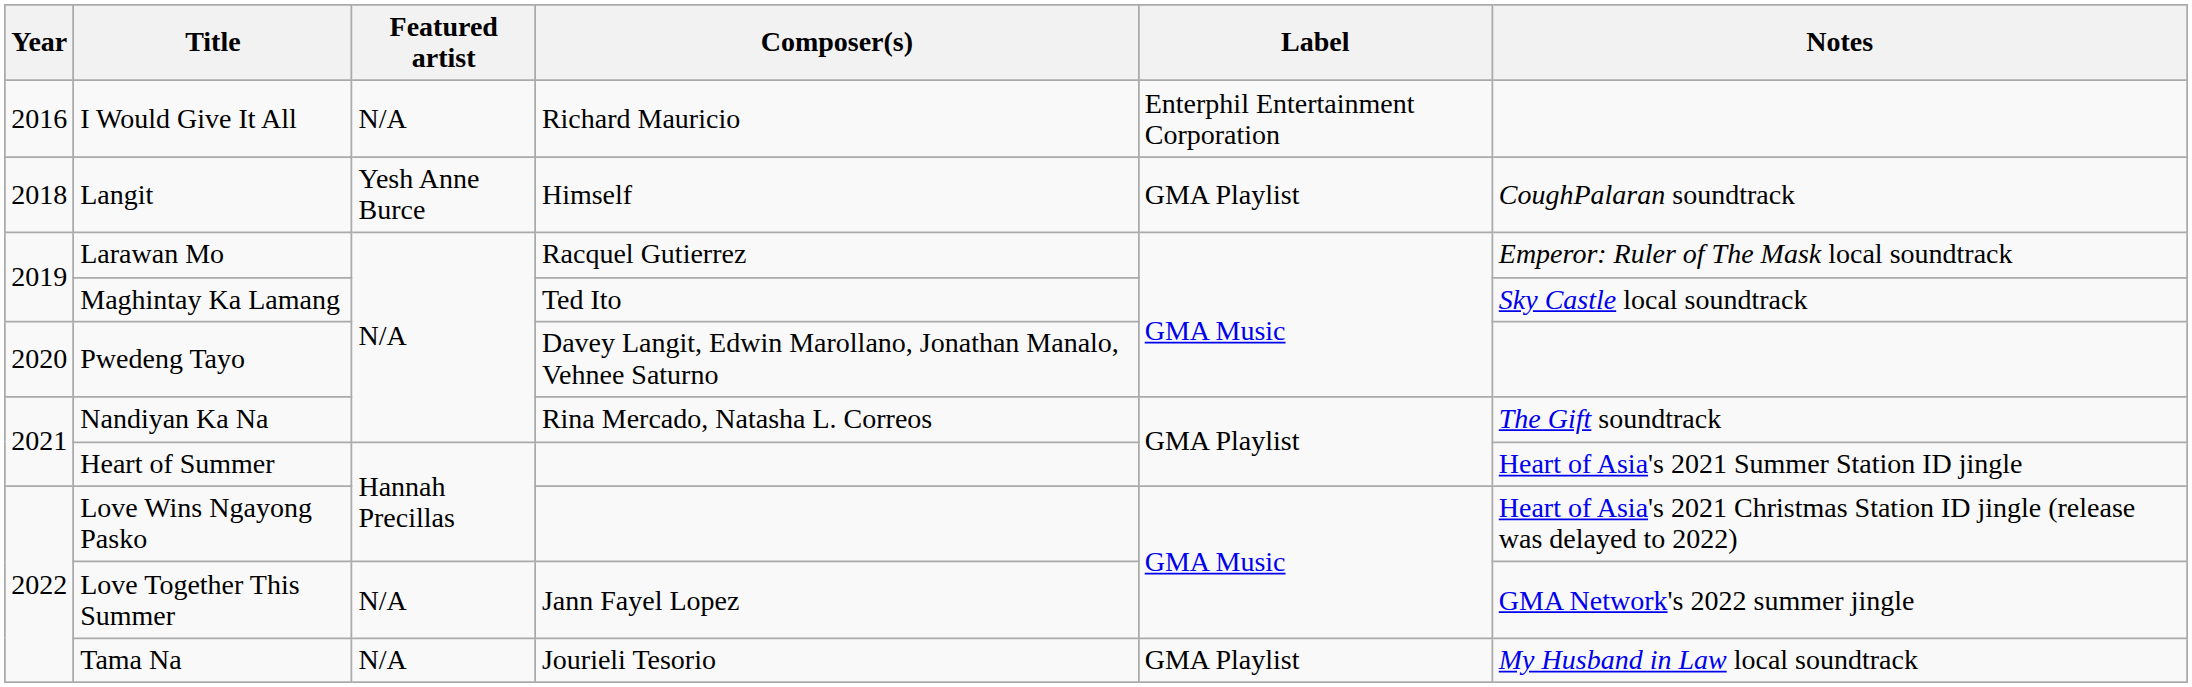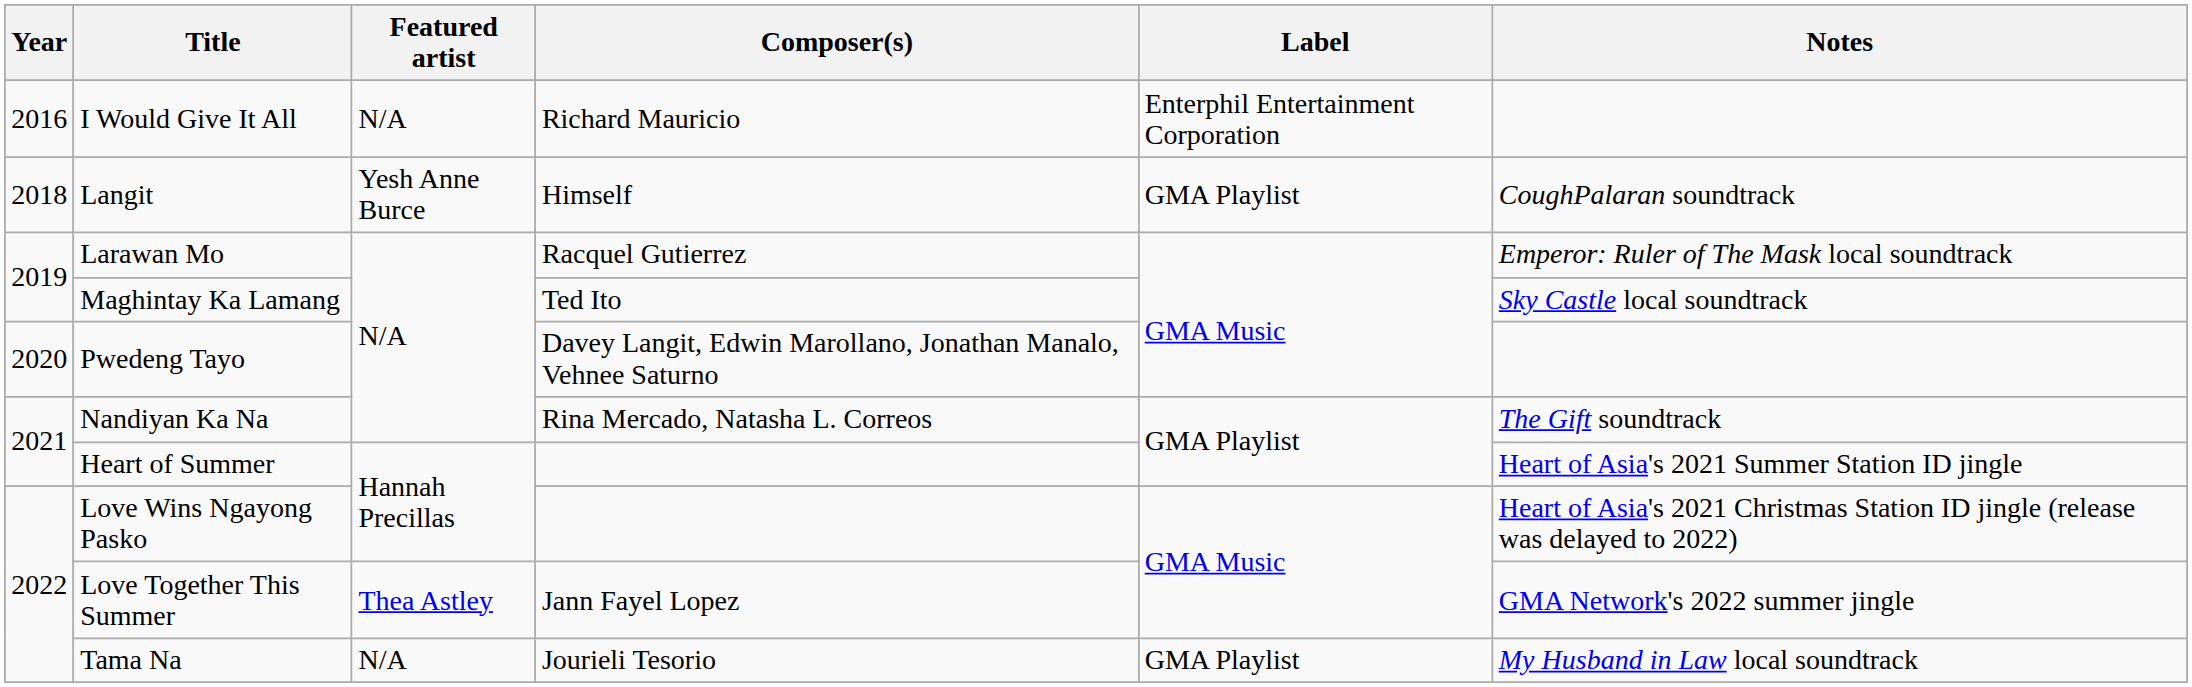(383, 599) N/A -> (426, 599) Thea Astley
